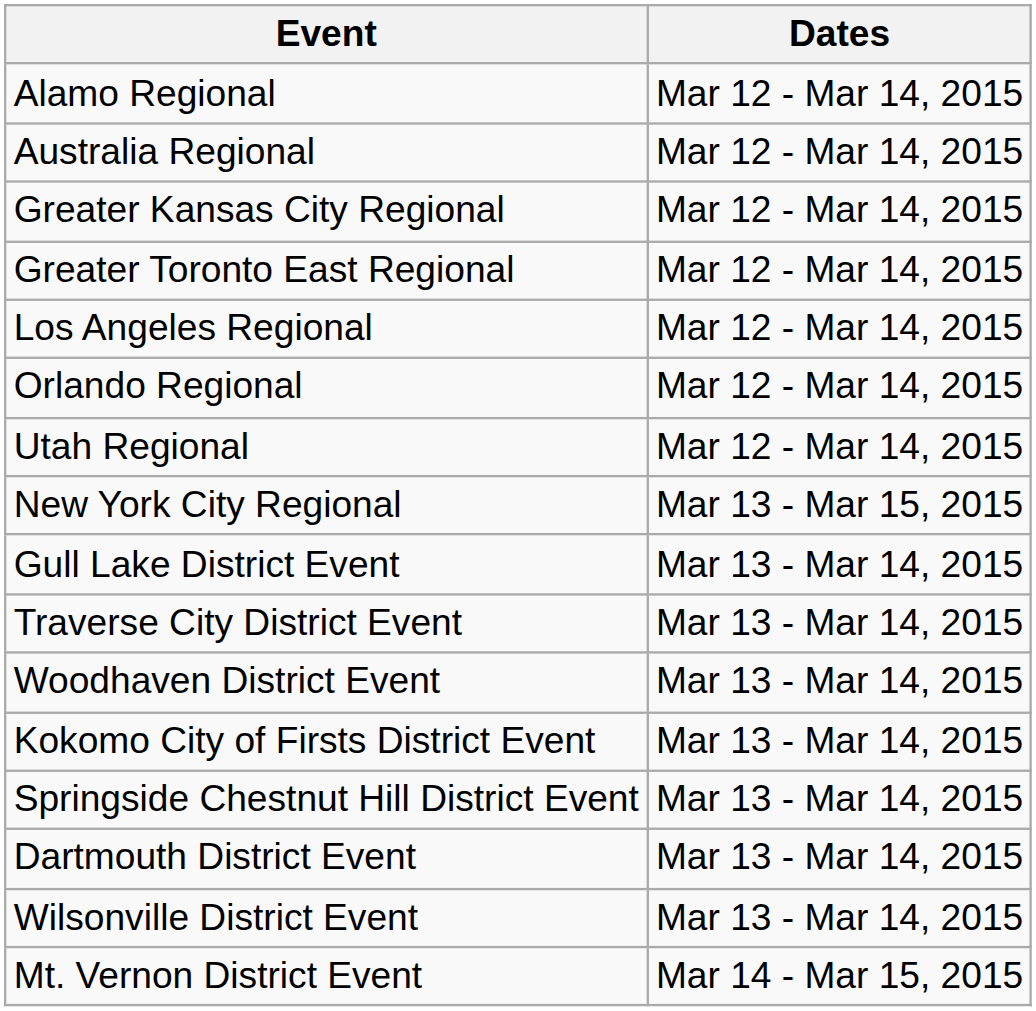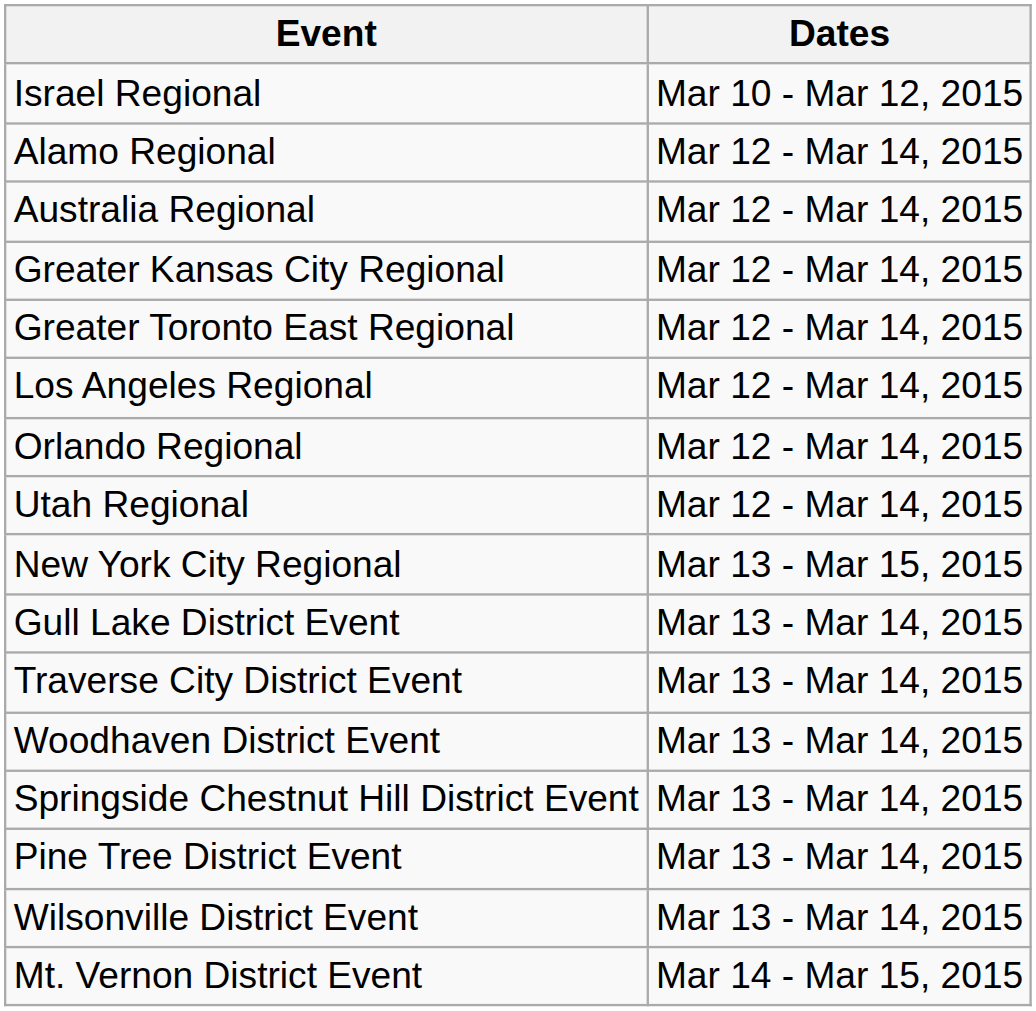+ row: (138, 92)
- row: (305, 740)
+ row: (208, 858)
- row: (215, 858)
